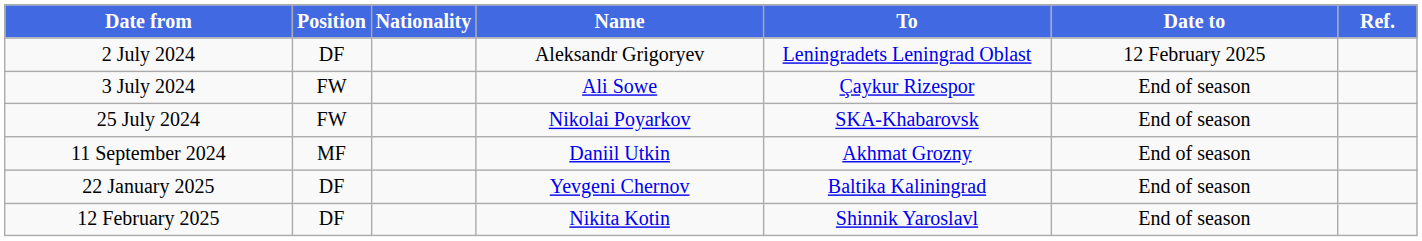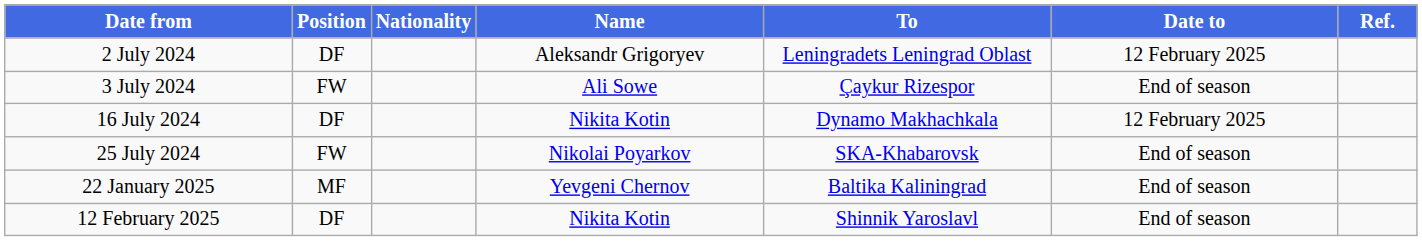+ row: (148, 120)
- row: (148, 153)
(332, 186) DF -> (332, 186) MF
